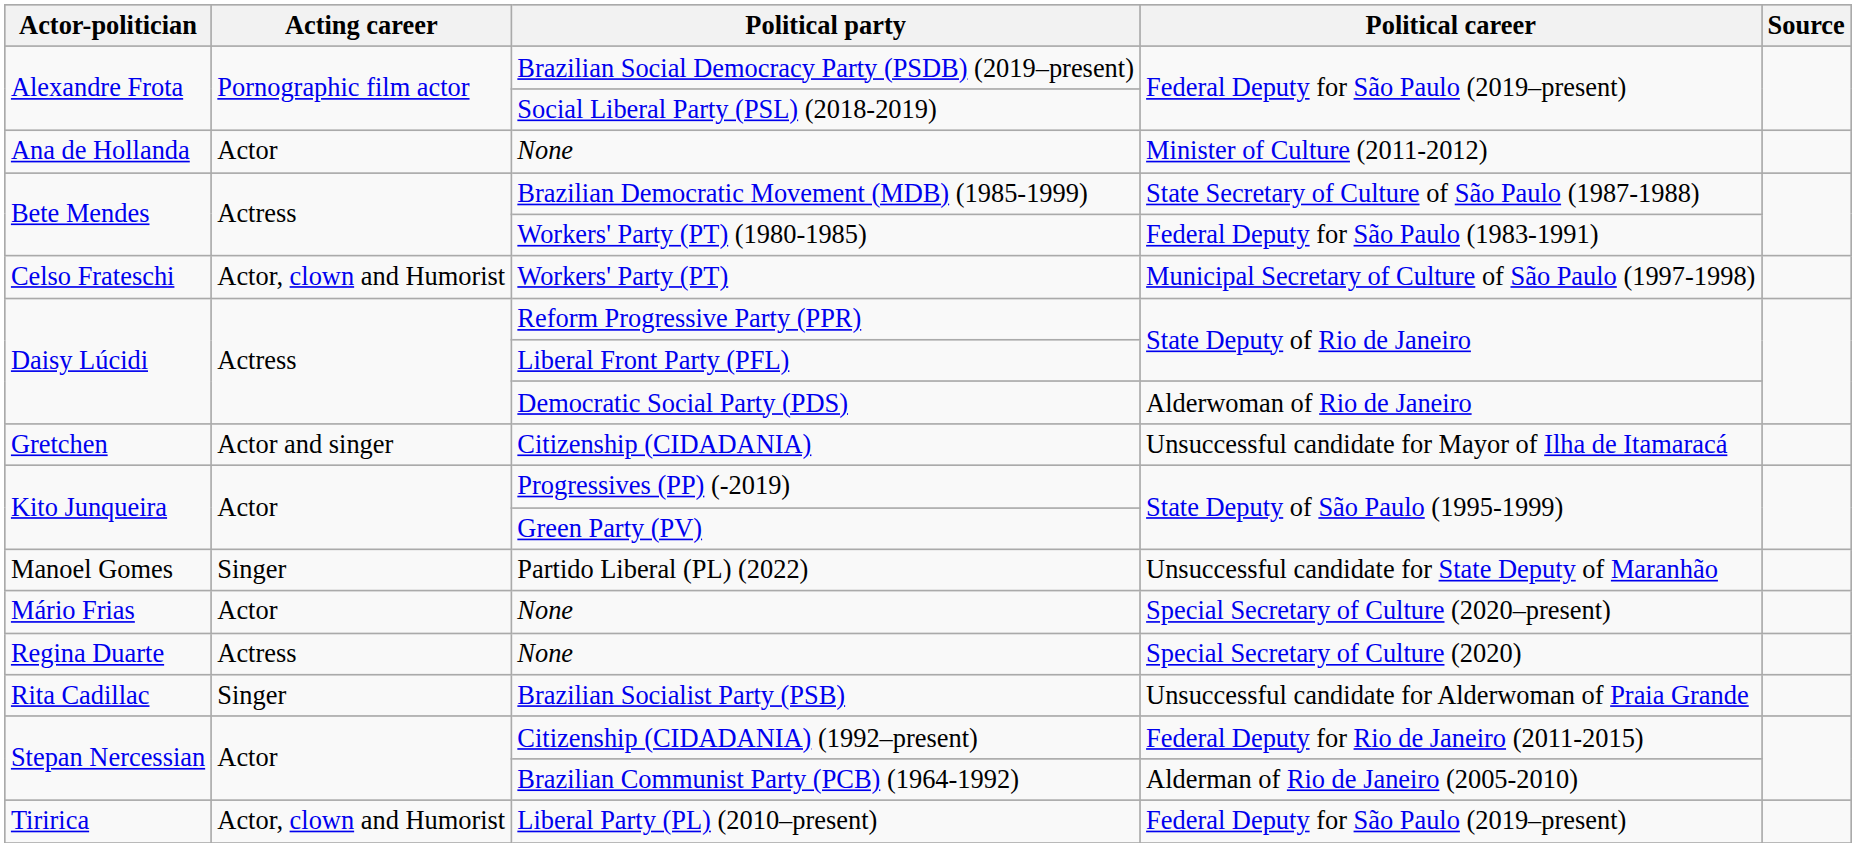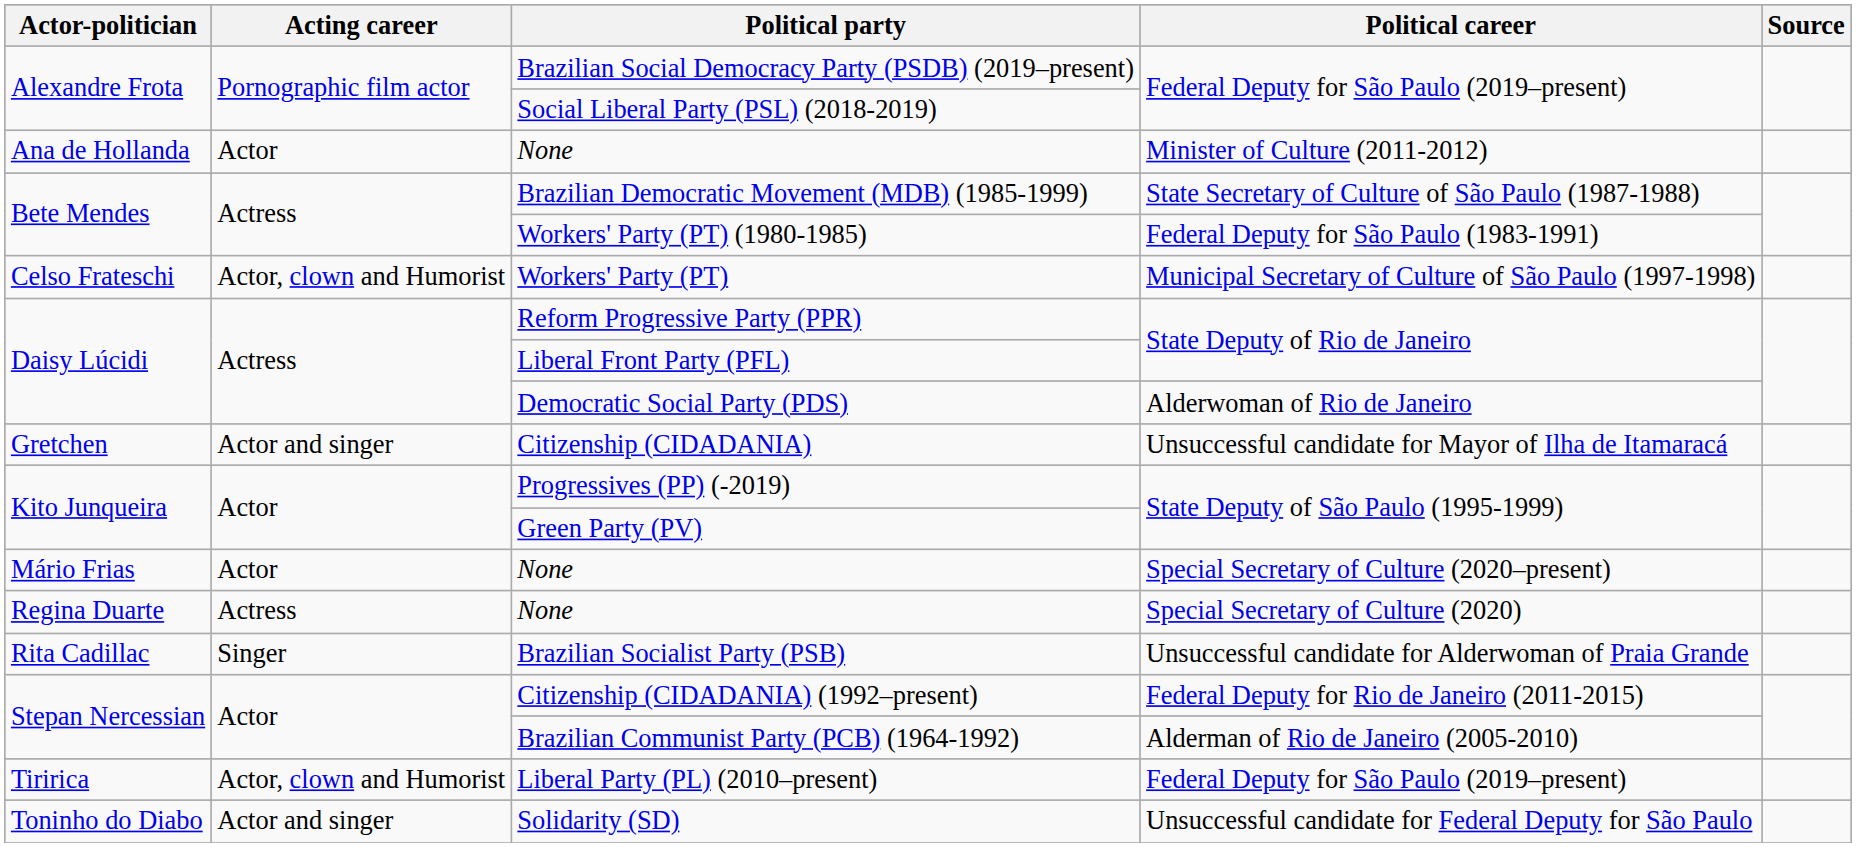- row: (663, 569)
+ row: (598, 820)
